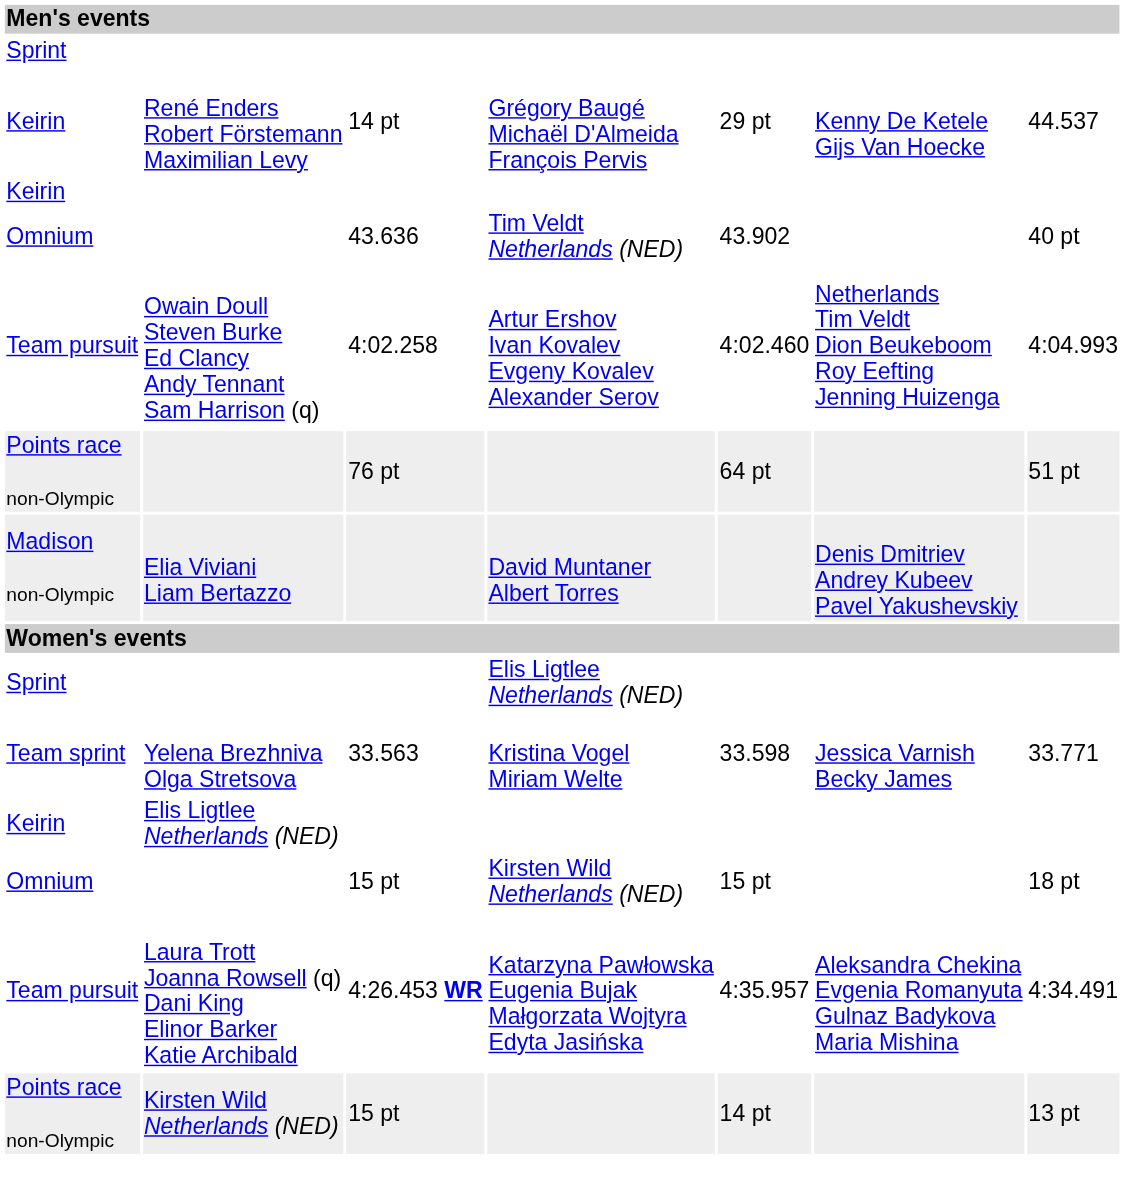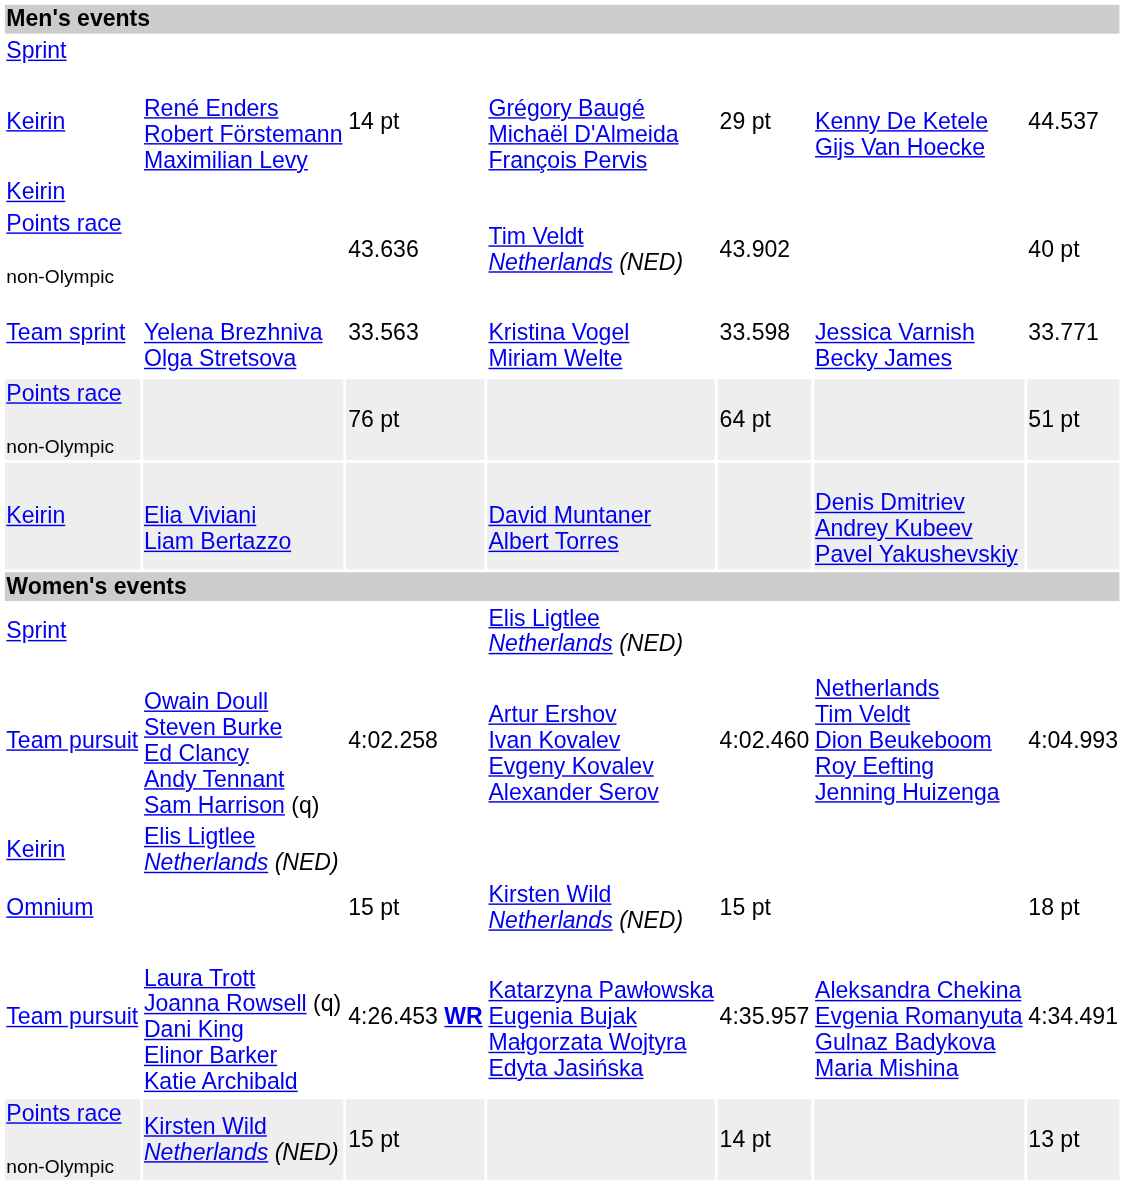(50, 236) Omnium -> (64, 249) Points race non-Olympic
rows swapped: (232, 358) <-> (233, 766)
(60, 567) Madison non-Olympic -> (36, 515) Keirin
